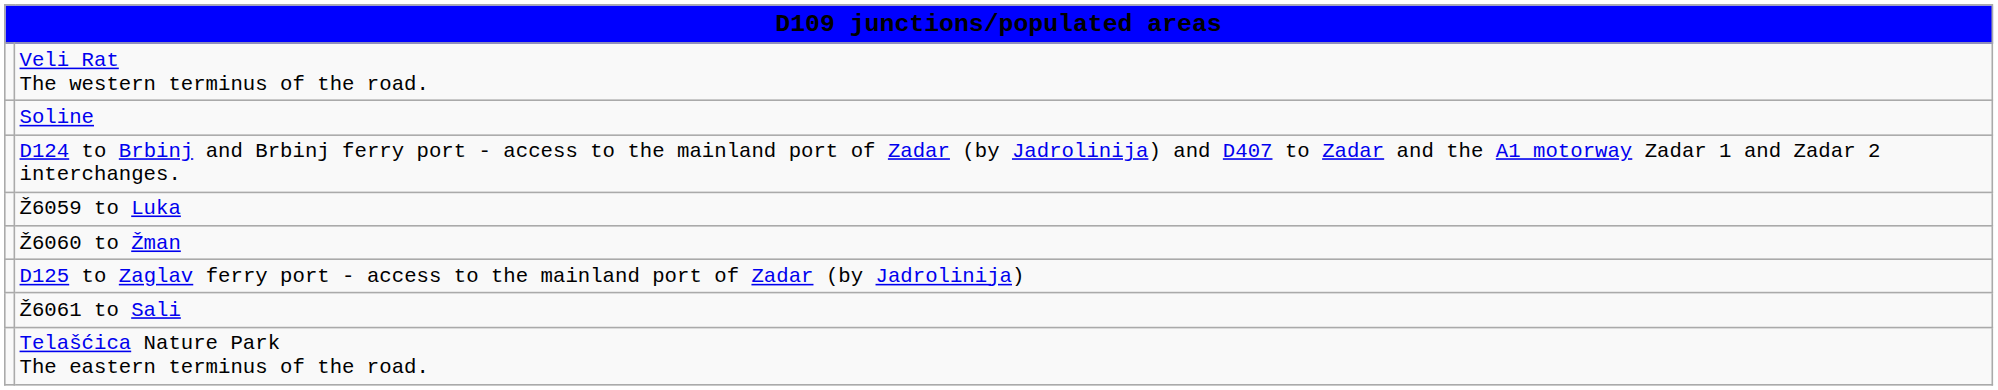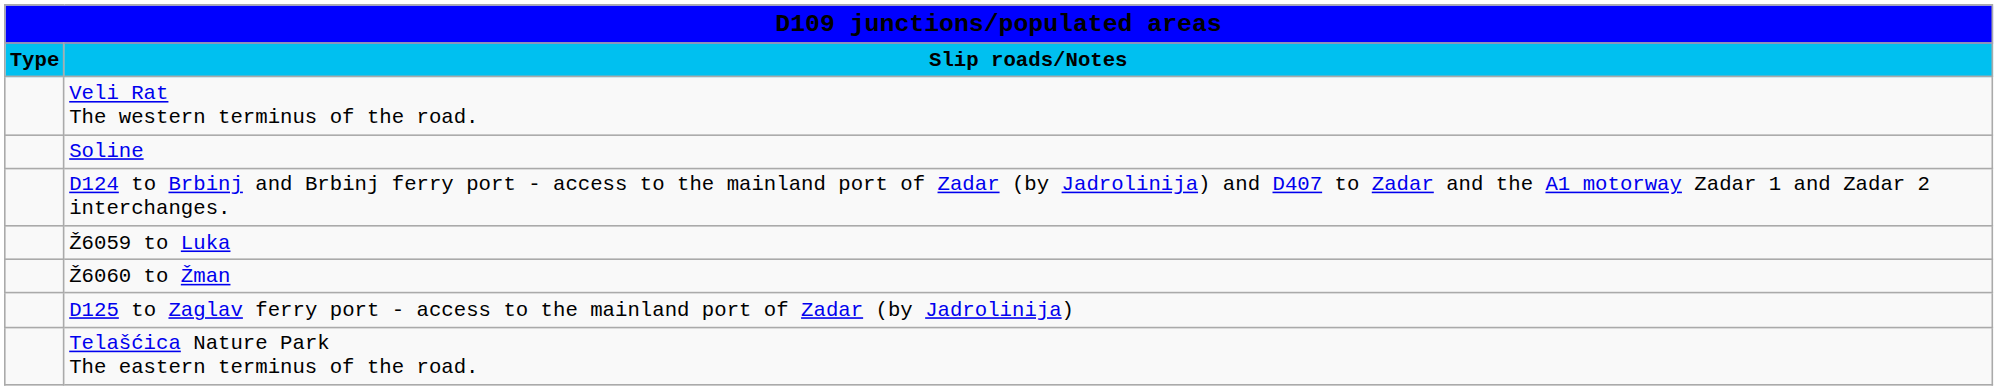+ row: (1028, 60)
- row: (100, 310)
